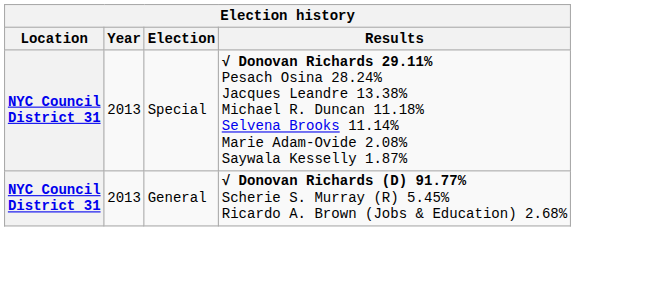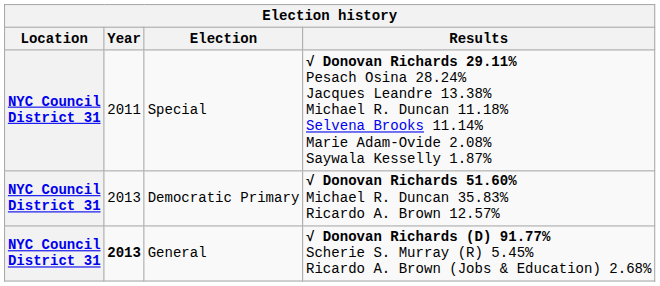(124, 110) 2013 -> (124, 110) 2011
+ row: (223, 198)
(124, 198) normal -> (124, 253) bold
